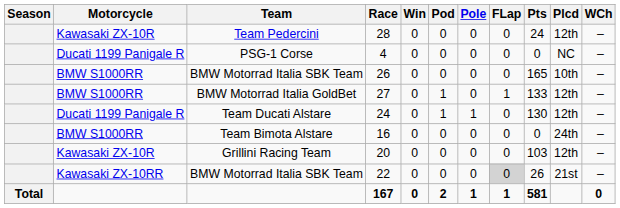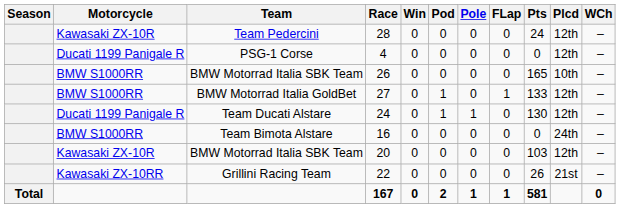(566, 53) NC -> (566, 53) 12th
(276, 153) Grillini Racing Team -> (276, 153) BMW Motorrad Italia SBK Team
(276, 173) BMW Motorrad Italia SBK Team -> (276, 173) Grillini Racing Team
(507, 173) lightgrey background -> (507, 173) no background
